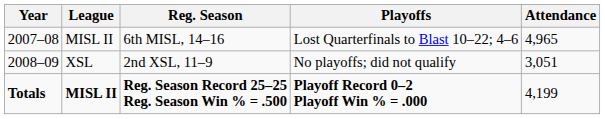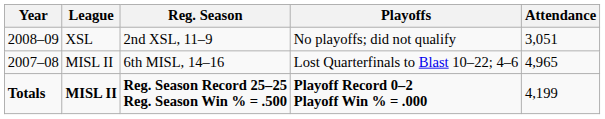rows swapped: (174, 39) <-> (168, 62)
